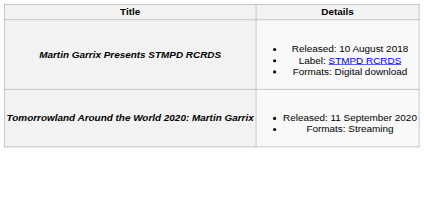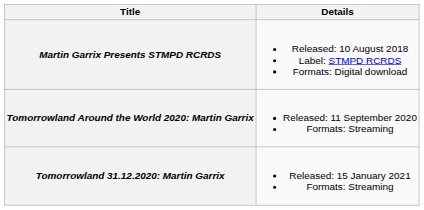+ row: (130, 176)
